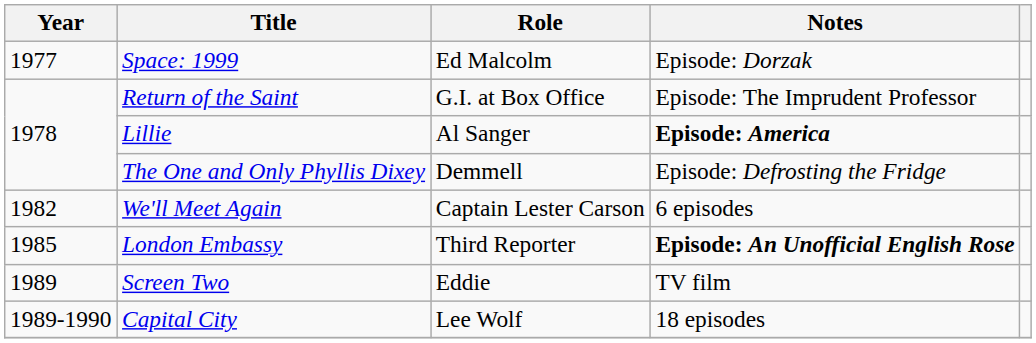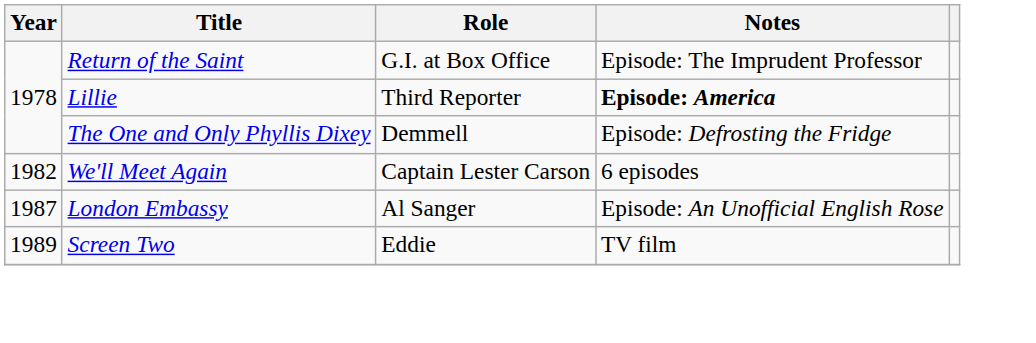- row: (180, 60)
(483, 134) Al Sanger -> (451, 97) Third Reporter
(33, 245) 1985 -> (33, 208) 1987
(506, 245) Third Reporter -> (428, 208) Al Sanger
(835, 245) bold -> (772, 208) normal
- row: (180, 319)
